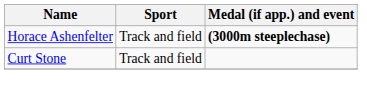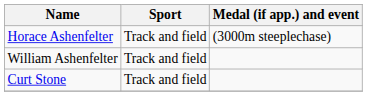(269, 36) bold -> (272, 36) normal
+ row: (63, 58)
